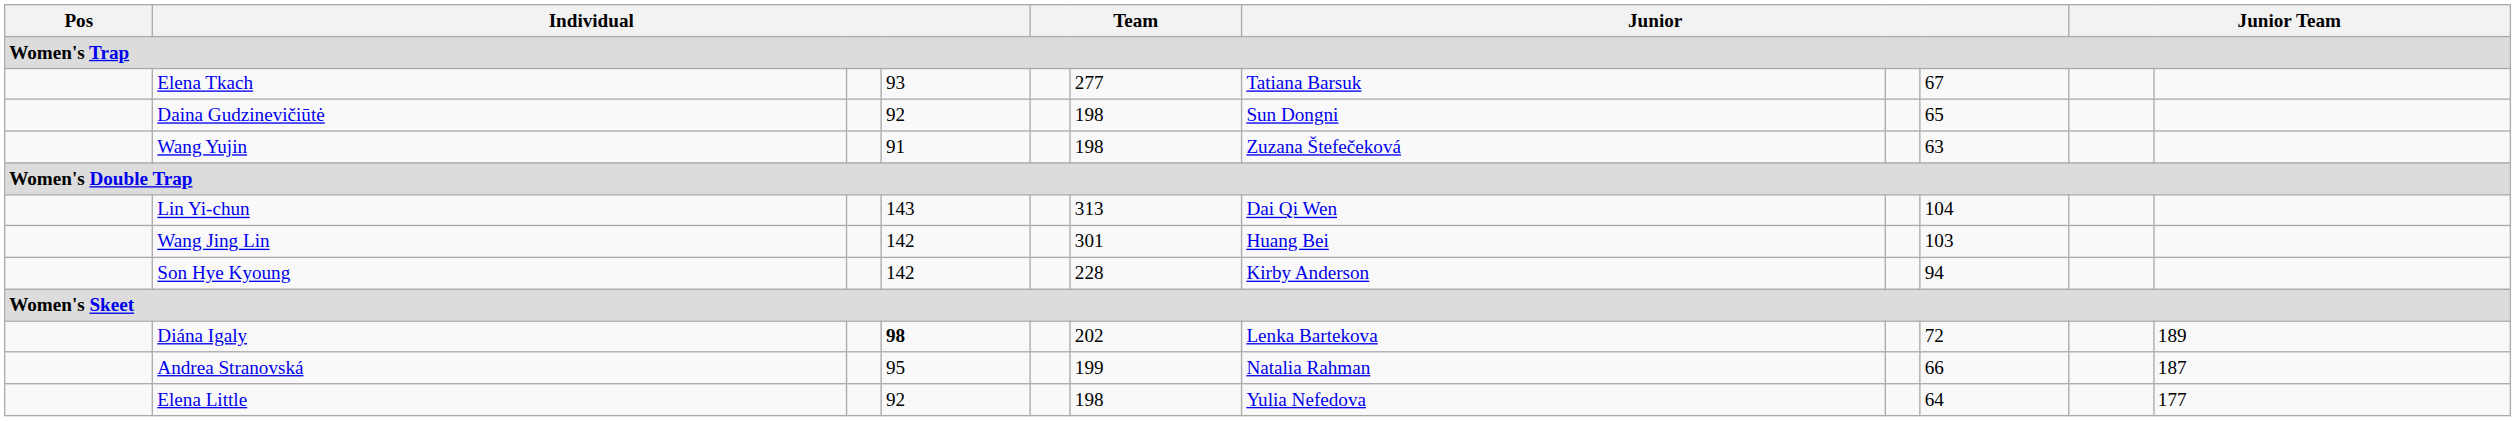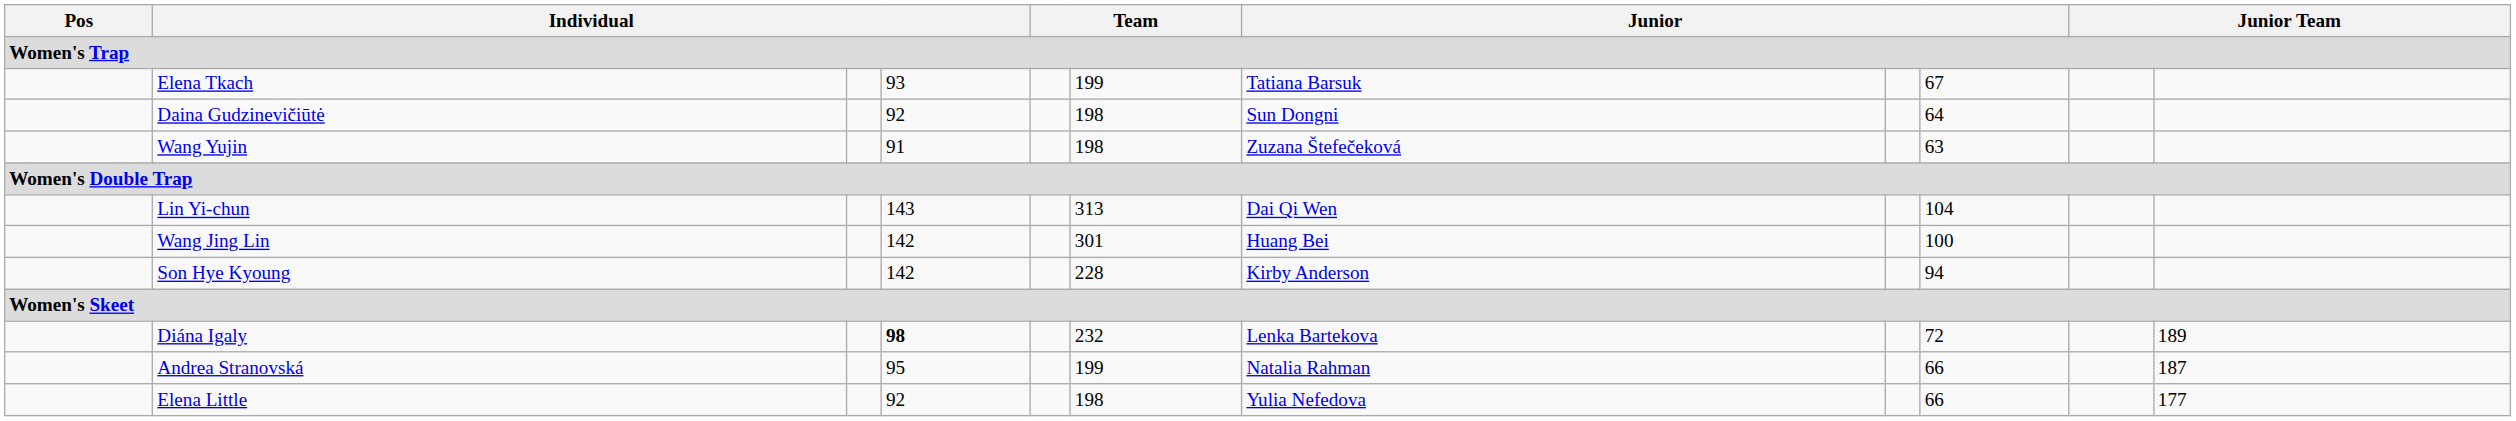(1089, 83) 277 -> (1089, 83) 199
(1934, 115) 65 -> (1934, 115) 64
(1939, 241) 103 -> (1939, 241) 100
(1089, 336) 202 -> (1089, 336) 232
(1934, 399) 64 -> (1934, 399) 66
